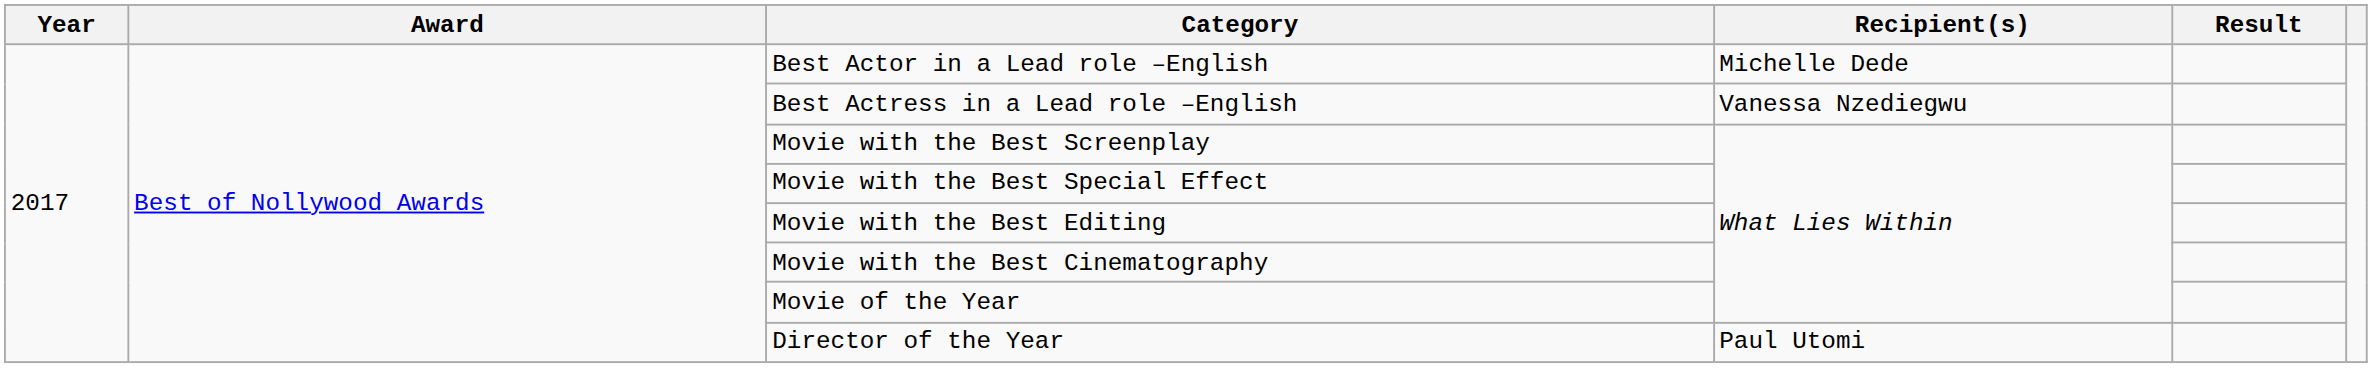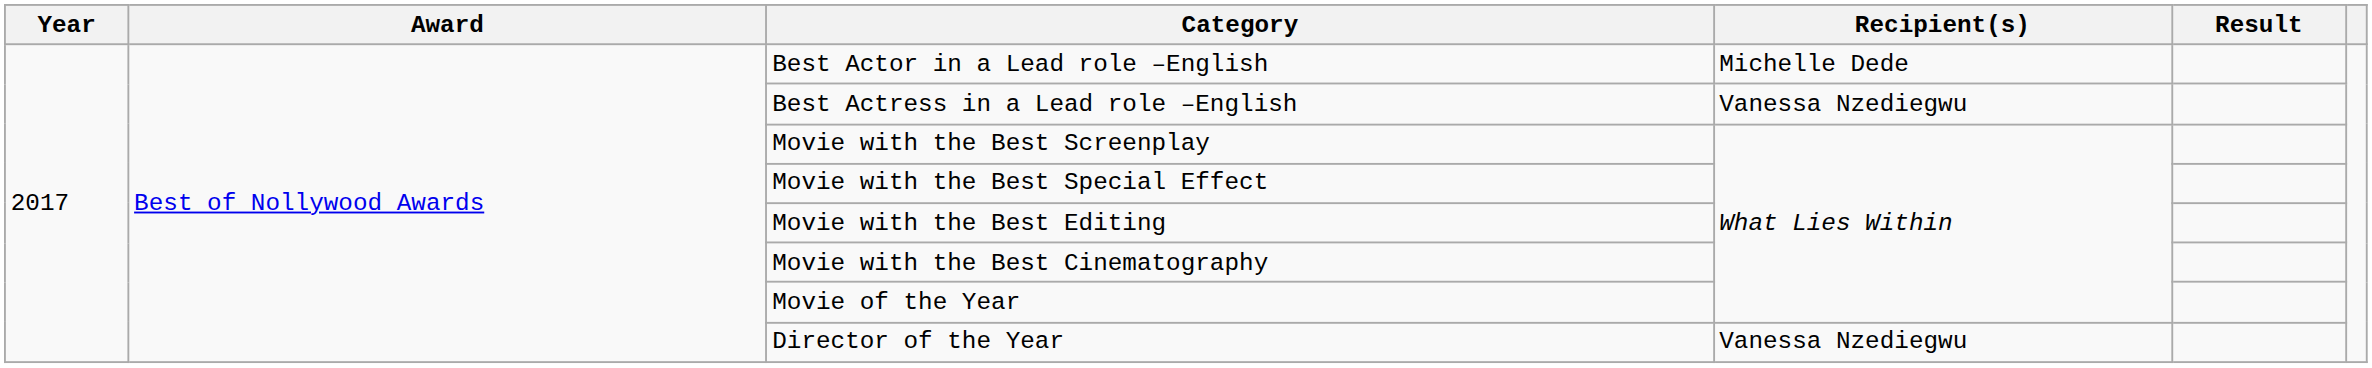(1792, 342) Paul Utomi -> (1843, 342) Vanessa Nzediegwu
